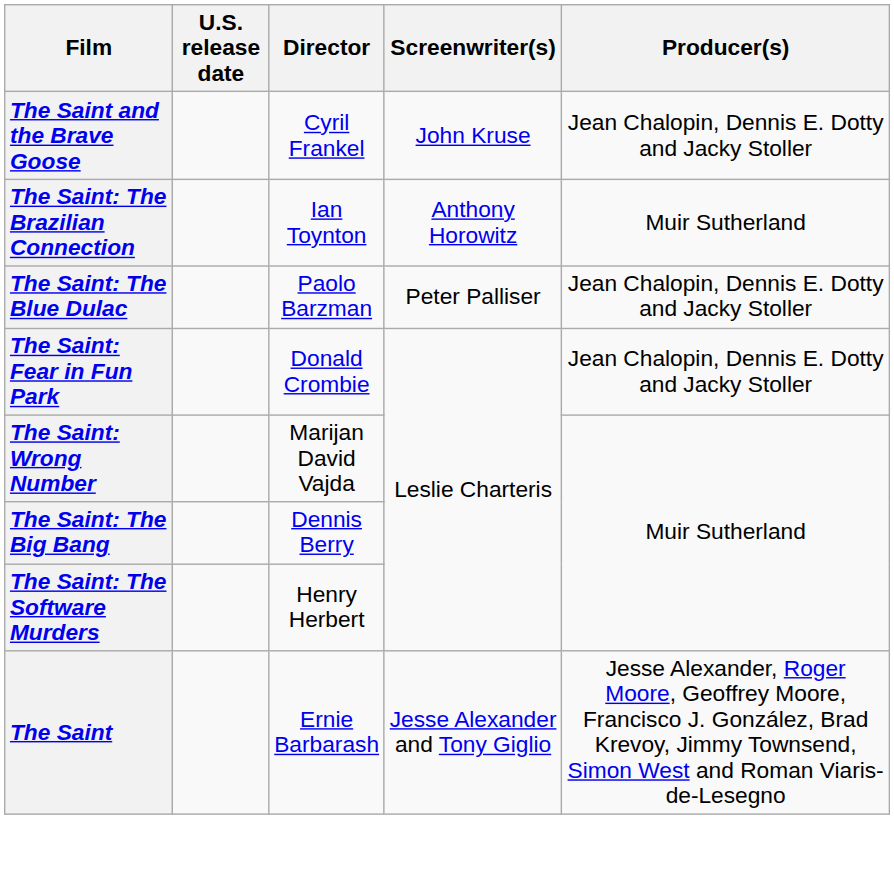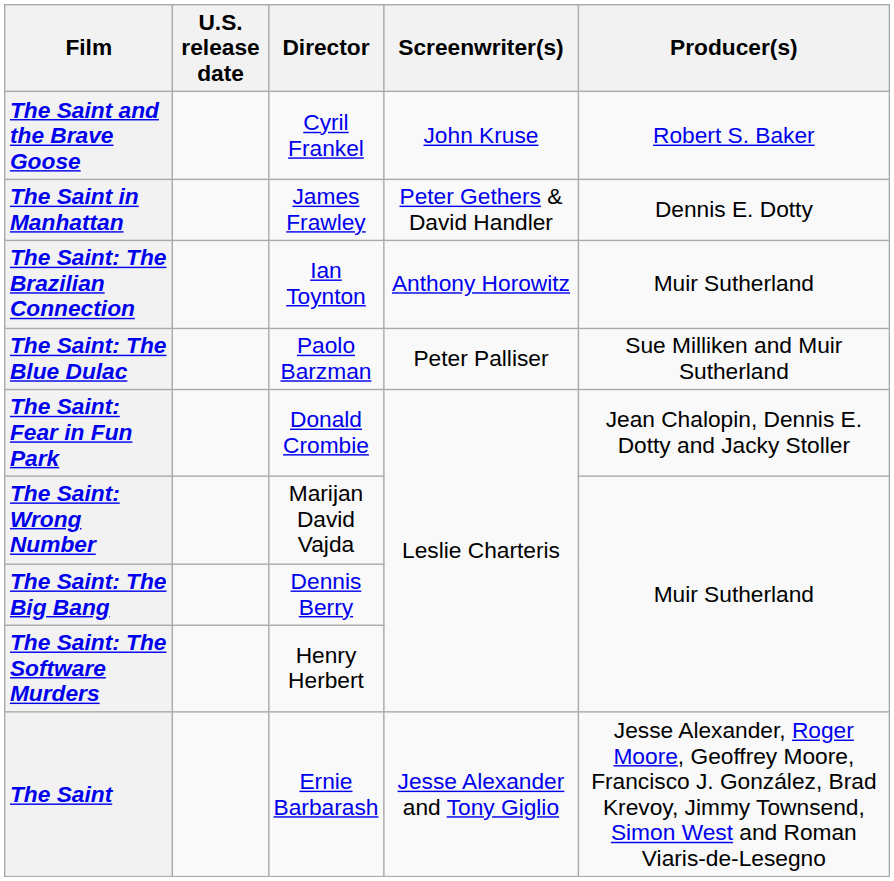(726, 135) Jean Chalopin, Dennis E. Dotty and Jacky Stoller -> (734, 135) Robert S. Baker
+ row: (74, 209)
(726, 296) Jean Chalopin, Dennis E. Dotty and Jacky Stoller -> (734, 358) Sue Milliken and Muir Sutherland
